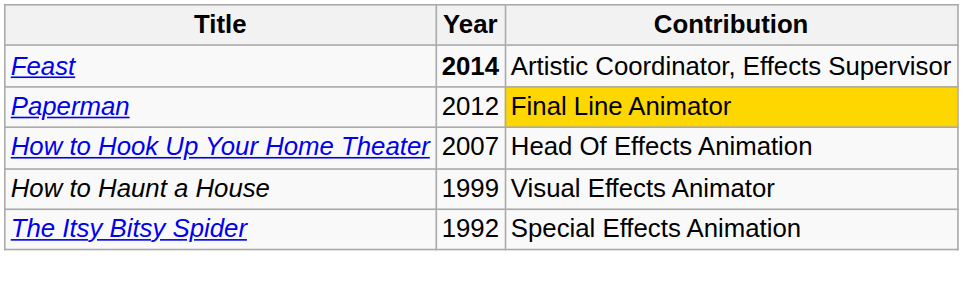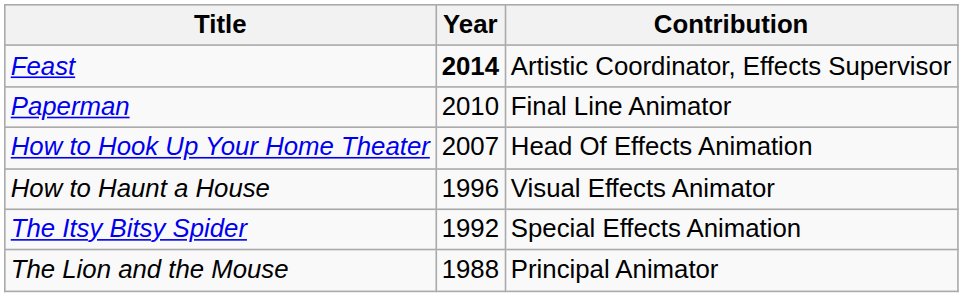(470, 106) 2012 -> (470, 106) 2010
(621, 106) gold background -> (621, 106) no background
(470, 188) 1999 -> (470, 188) 1996
+ row: (150, 270)
